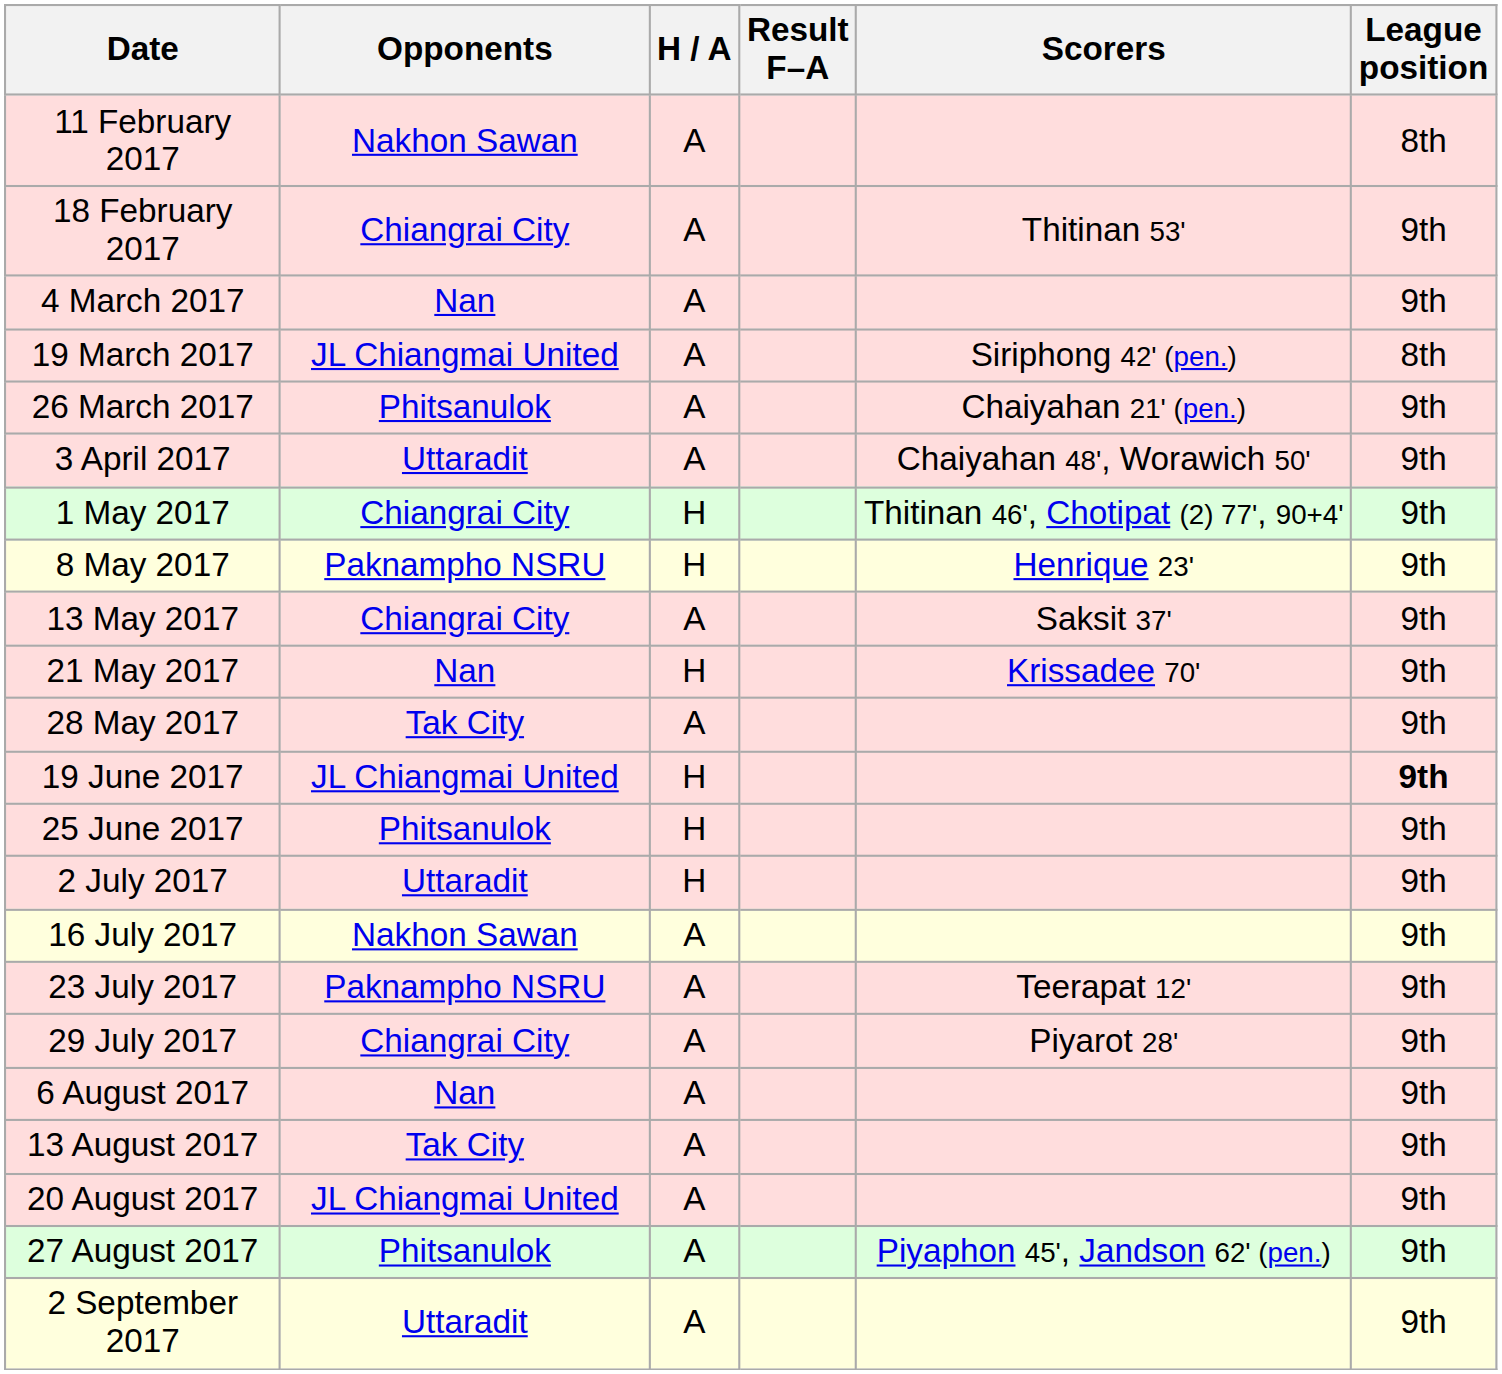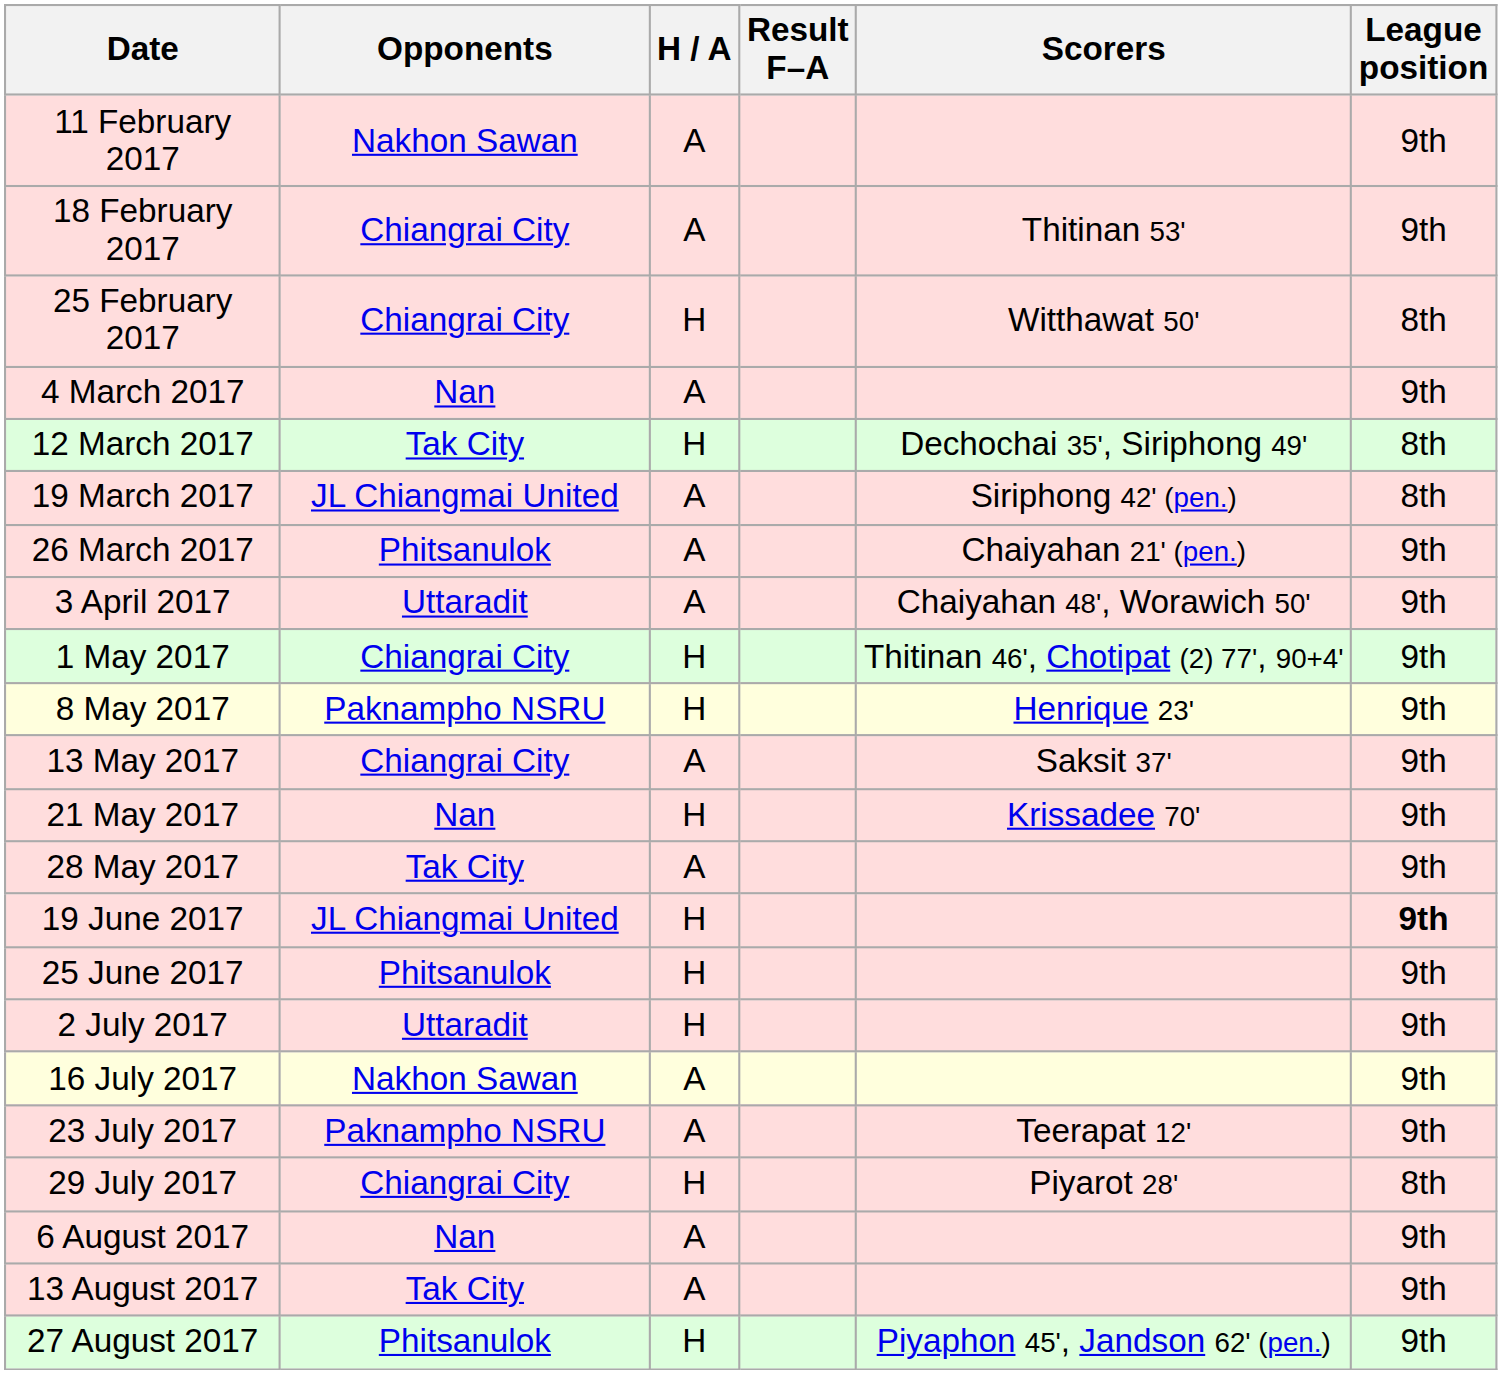(1424, 139) 8th -> (1424, 139) 9th
+ row: (143, 320)
+ row: (143, 444)
(694, 1040) A -> (694, 1183) H
(1424, 1040) 9th -> (1424, 1183) 8th
- row: (143, 1198)
(694, 1251) A -> (694, 1341) H
- row: (143, 1323)
